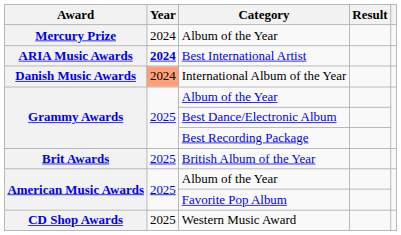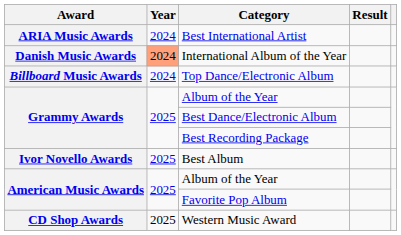- row: (76, 35)
(163, 55) bold -> (163, 35) normal
+ row: (76, 76)
- row: (76, 158)
+ row: (76, 158)
